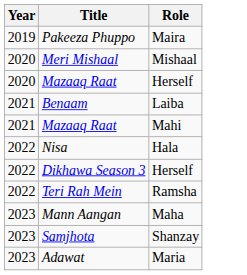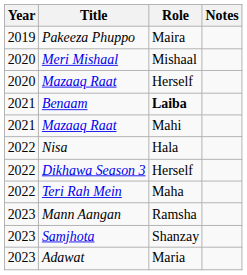+ column: (222, 15)
(168, 103) normal -> (169, 103) bold
(174, 192) Ramsha -> (168, 192) Maha
(168, 214) Maha -> (174, 214) Ramsha
